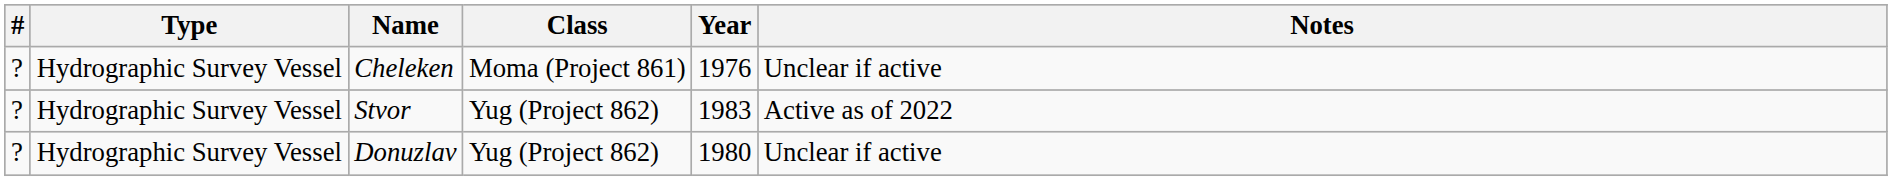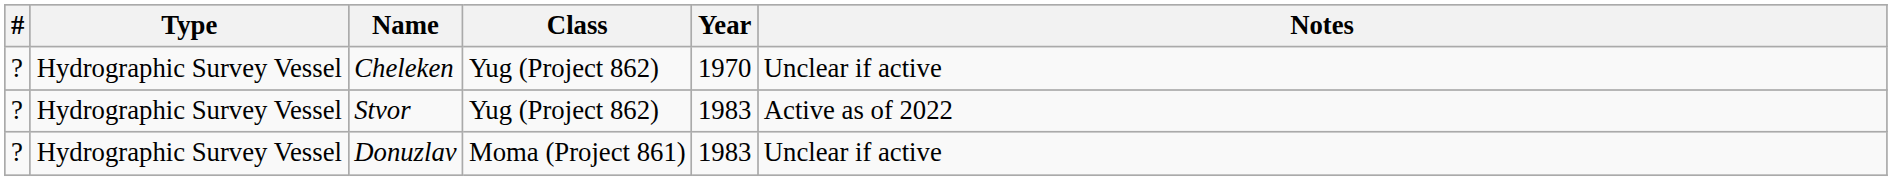(577, 68) Moma (Project 861) -> (564, 68) Yug (Project 862)
(725, 68) 1976 -> (725, 68) 1970
(564, 152) Yug (Project 862) -> (577, 152) Moma (Project 861)
(725, 152) 1980 -> (725, 152) 1983
